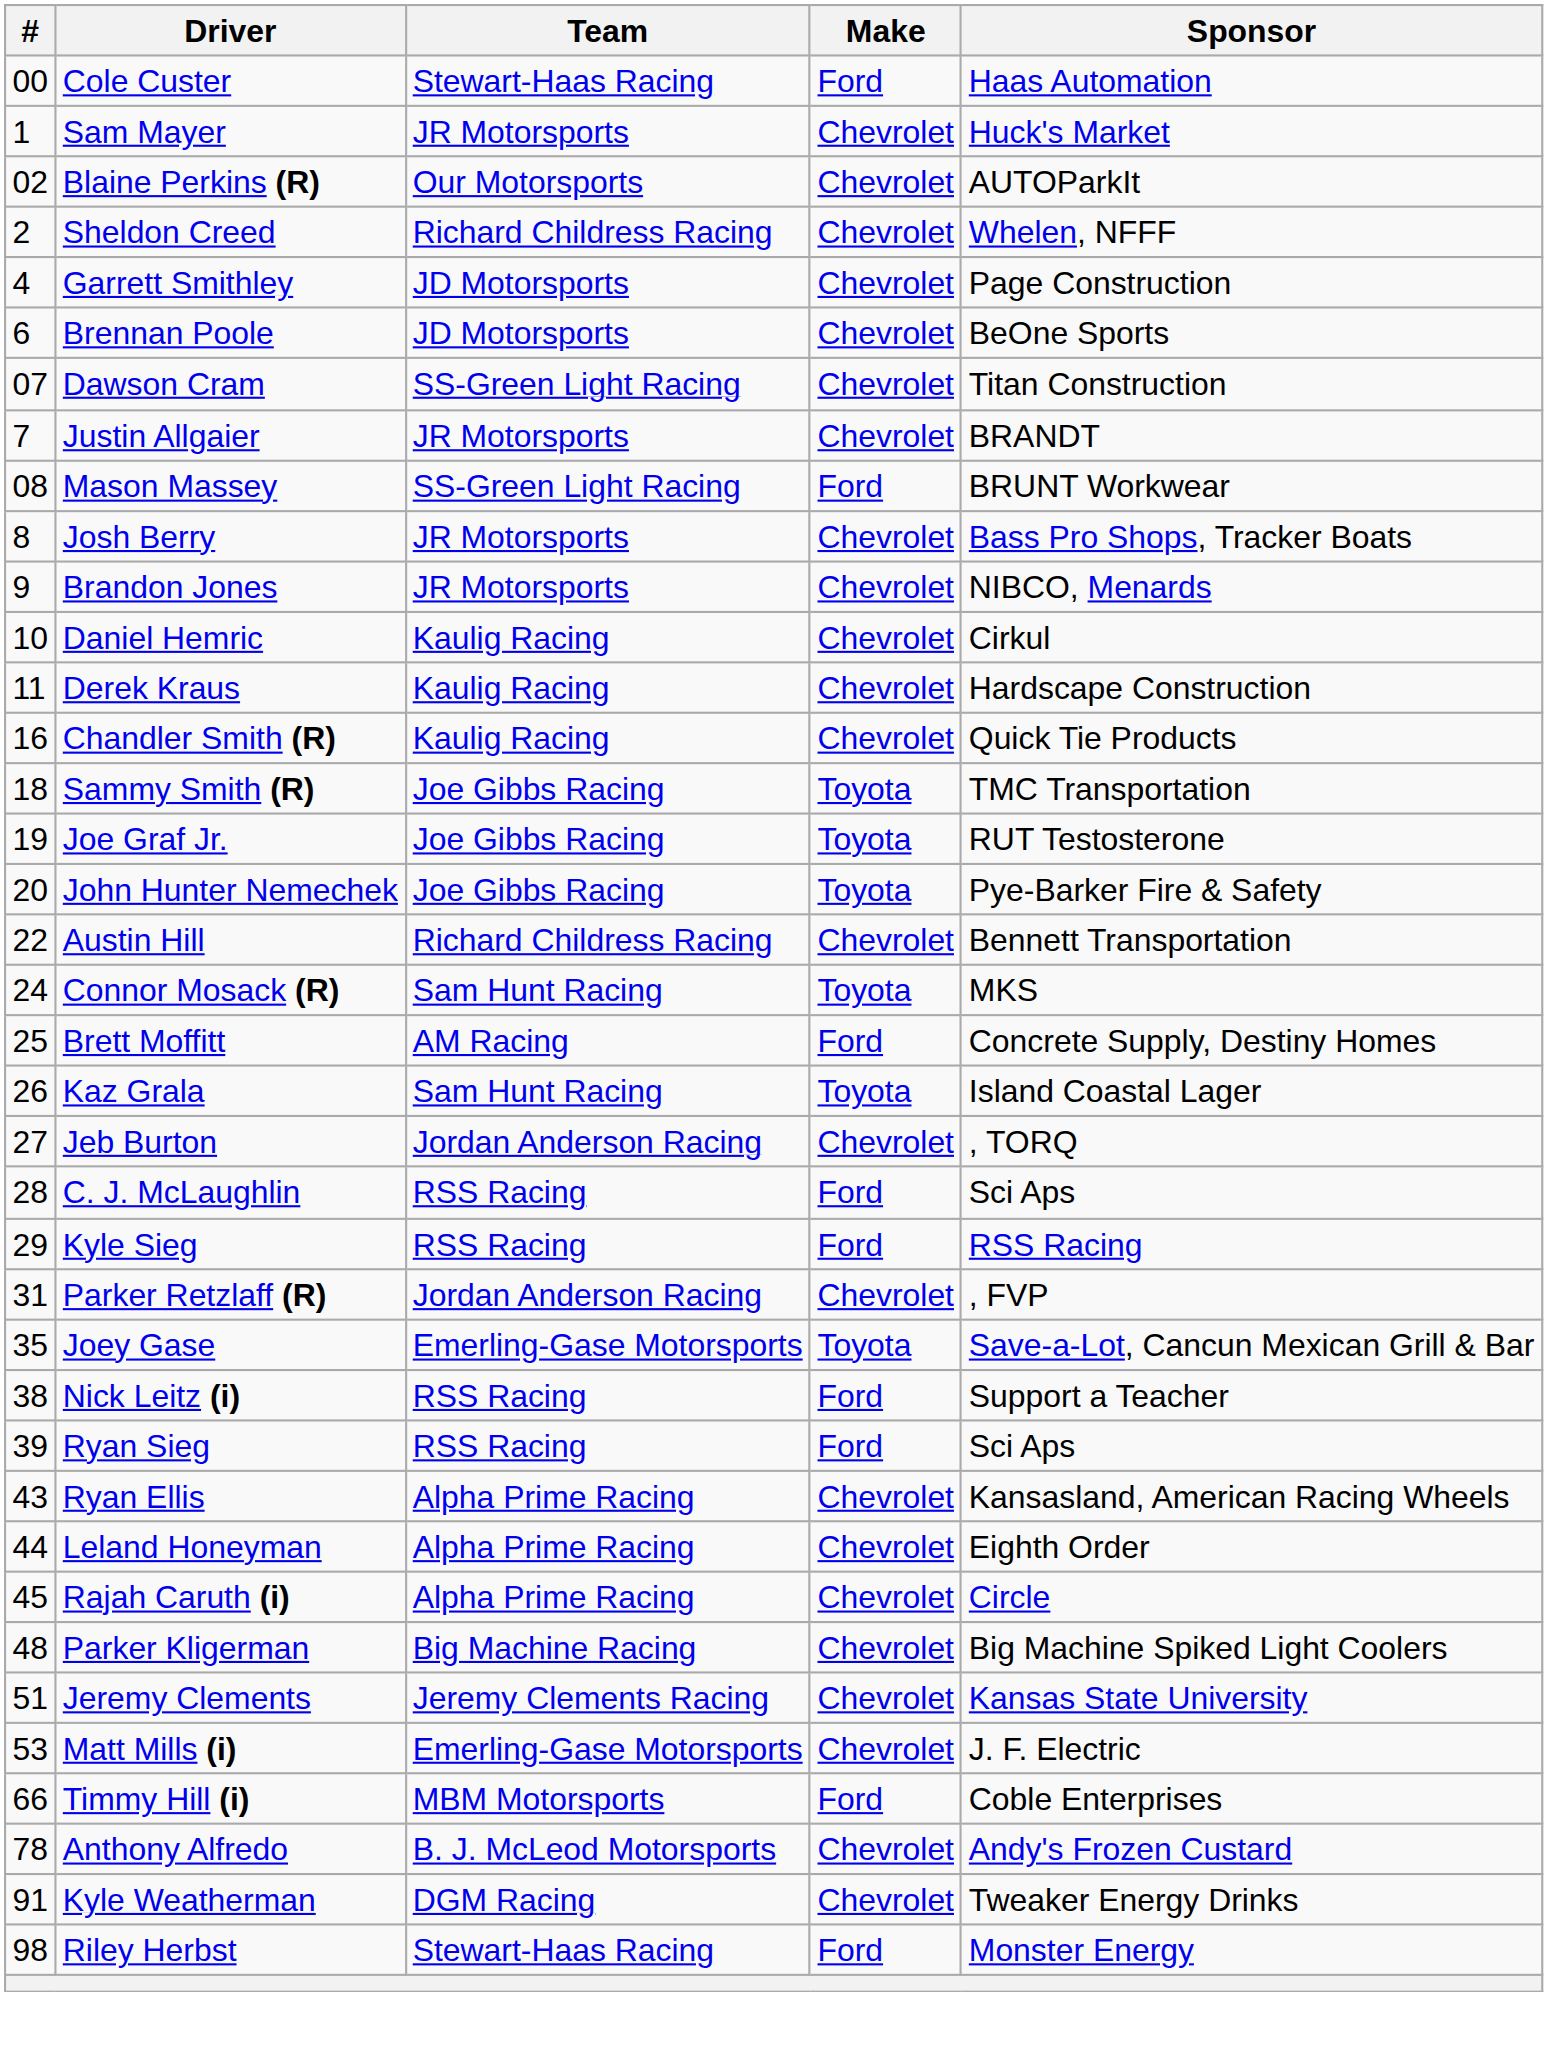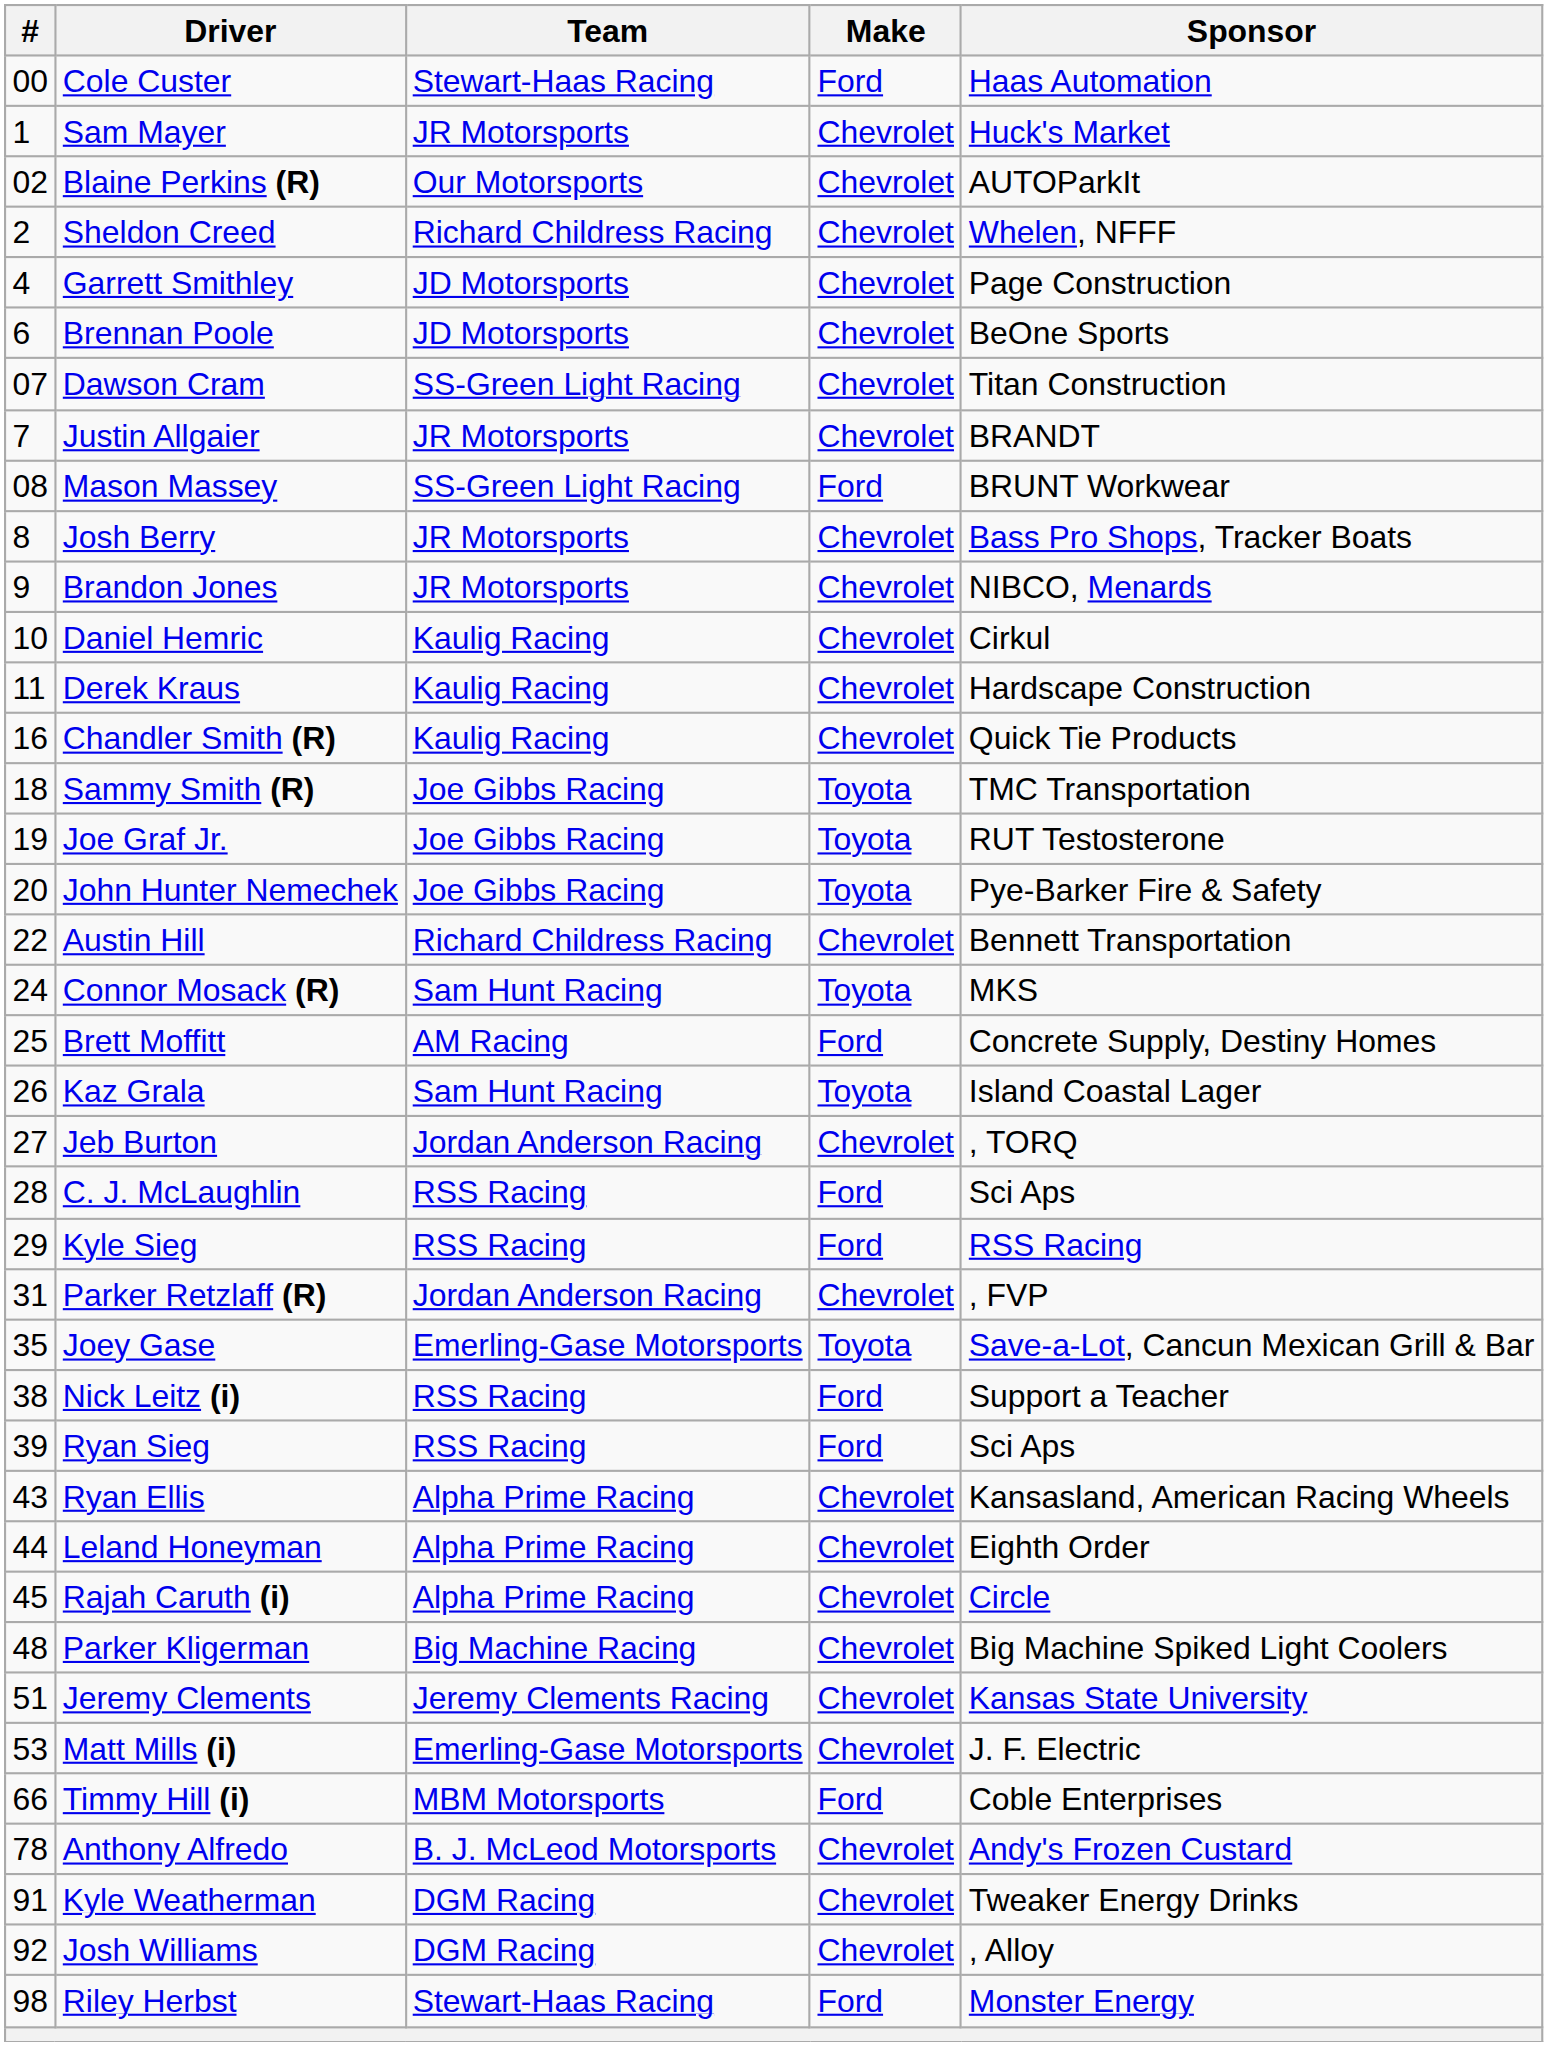+ row: (160, 1951)
